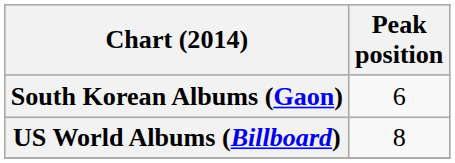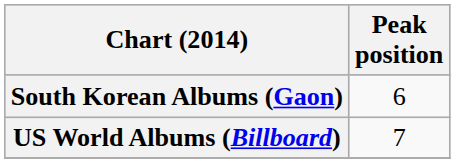(399, 137) 8 -> (399, 137) 7
